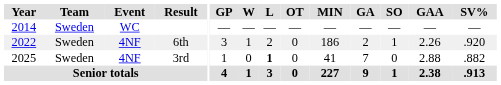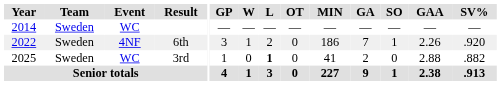(365, 42) 2 -> (365, 42) 7
(130, 58) 4NF -> (130, 58) WC
(365, 58) 7 -> (365, 58) 2
